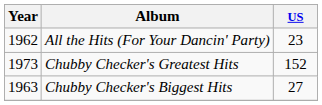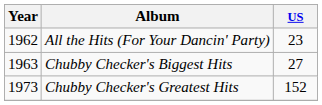rows swapped: (139, 87) <-> (142, 64)
